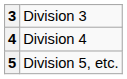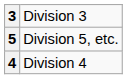rows swapped: (12, 39) <-> (12, 62)
